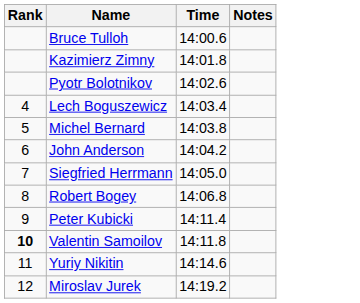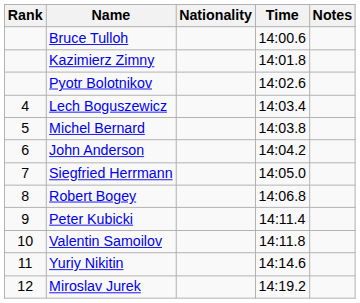+ column: (216, 15)
(25, 241) bold -> (25, 241) normal
